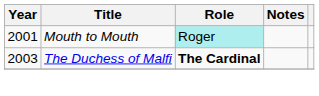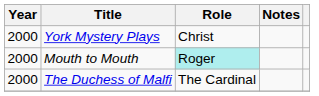+ row: (102, 36)
(23, 36) 2001 -> (23, 58) 2000
(23, 58) 2003 -> (23, 79) 2000
(219, 58) bold -> (217, 79) normal
